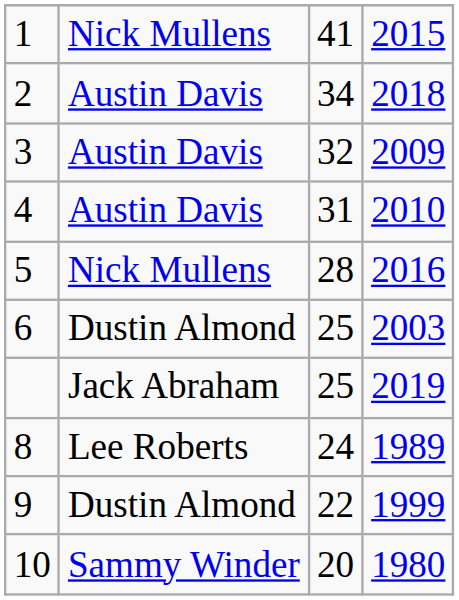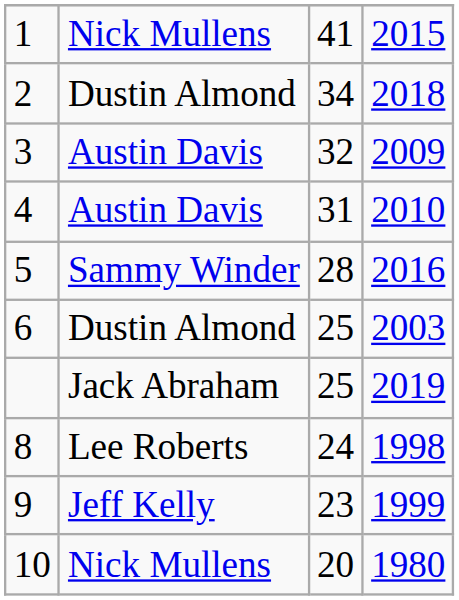(165, 92) Austin Davis -> (182, 92) Dustin Almond
(169, 269) Nick Mullens -> (184, 269) Sammy Winder
(408, 446) 1989 -> (408, 446) 1998
(182, 504) Dustin Almond -> (141, 504) Jeff Kelly
(335, 504) 22 -> (335, 504) 23
(184, 563) Sammy Winder -> (169, 563) Nick Mullens
